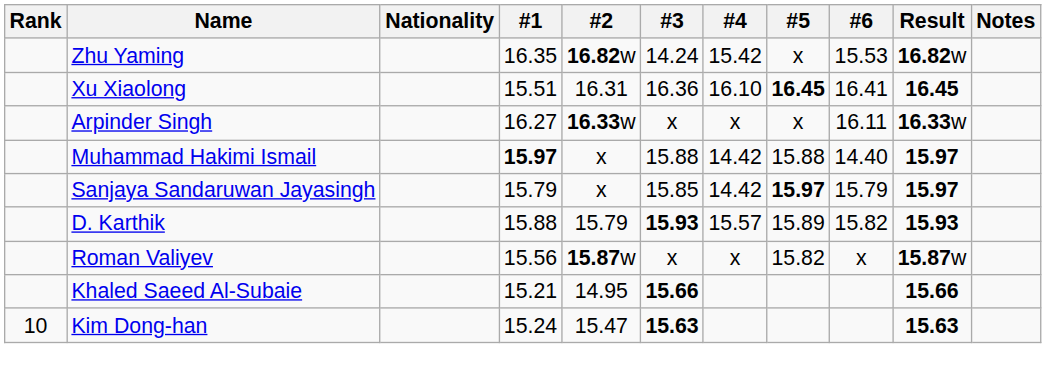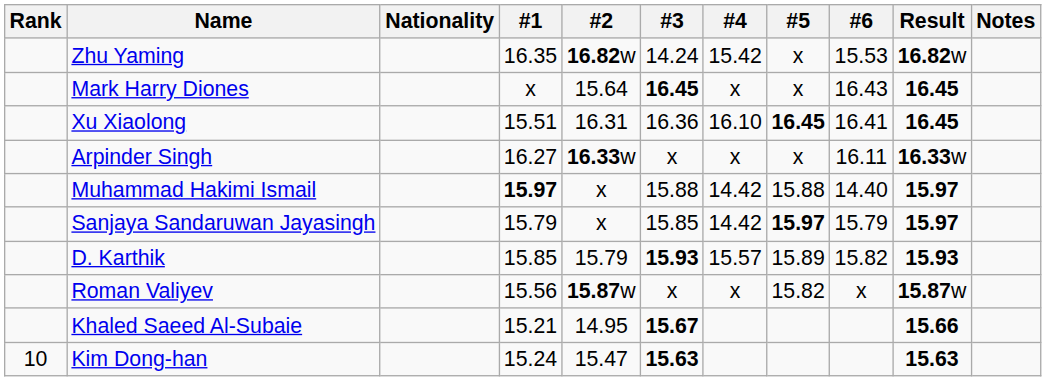+ row: (160, 88)
(531, 223) 15.88 -> (531, 257) 15.85
(672, 291) 15.66 -> (672, 325) 15.67
